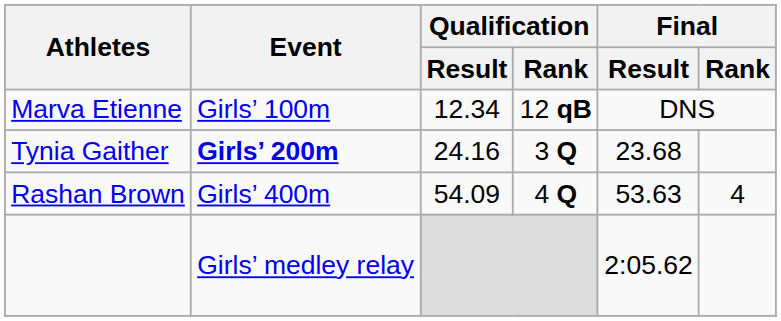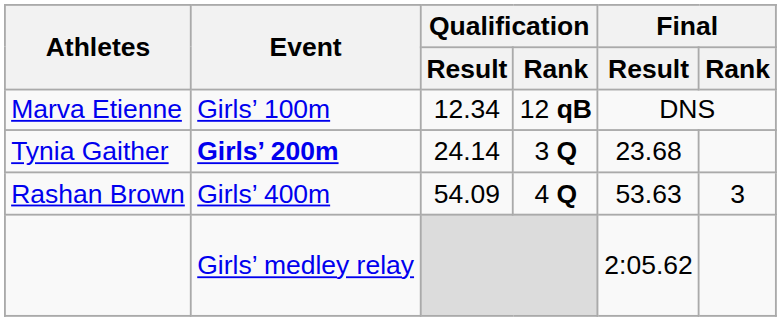(467, 152) 24.16 -> (467, 152) 24.14
(738, 194) 4 -> (738, 194) 3
